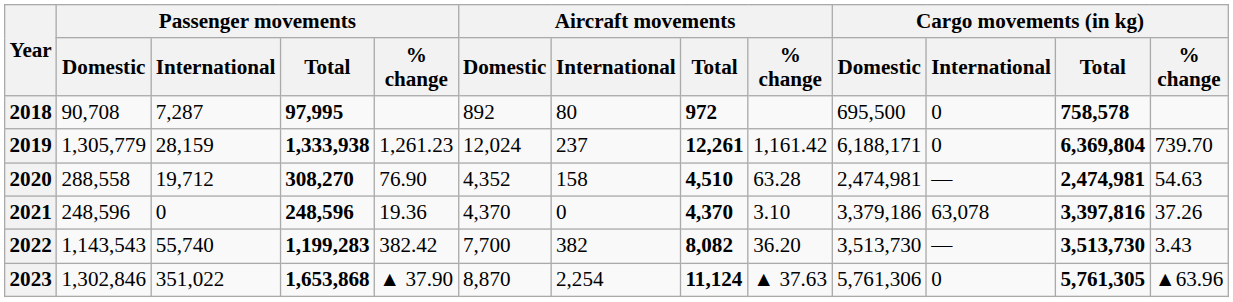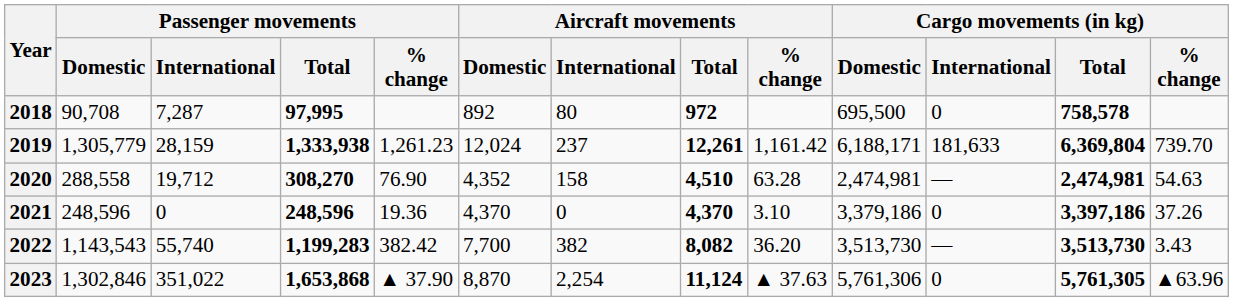(936, 145) 0 -> (965, 145) 181,633
(960, 212) 63,078 -> (936, 212) 0
(1103, 212) 3,397,816 -> (1103, 212) 3,397,186
